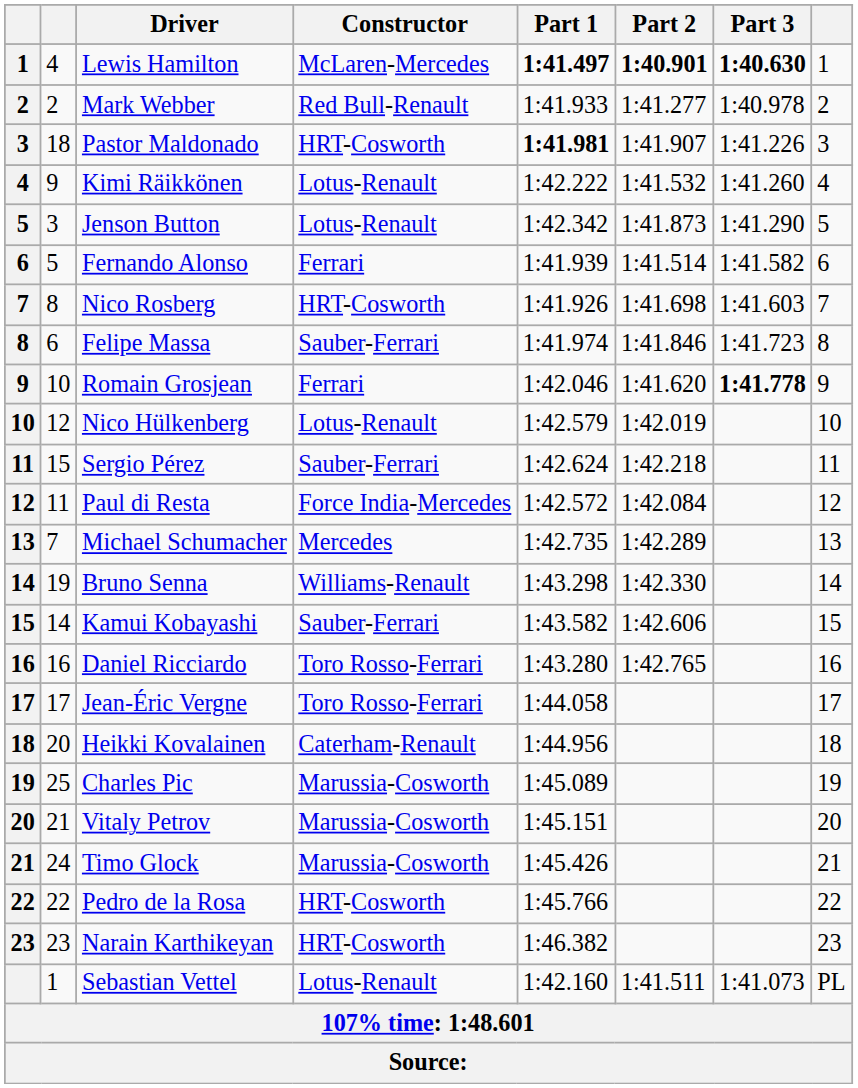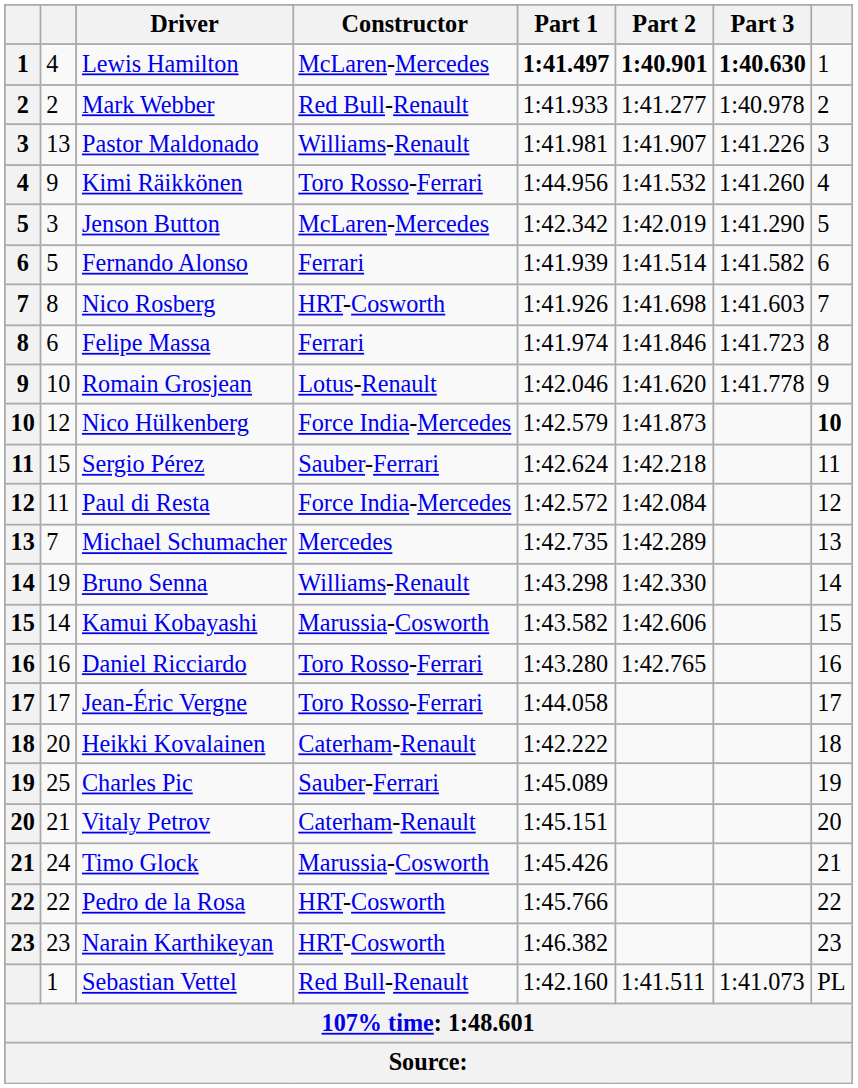(58, 143) 18 -> (58, 143) 13
(372, 143) HRT-Cosworth -> (384, 143) Williams-Renault
(566, 143) bold -> (565, 143) normal
(368, 183) Lotus-Renault -> (391, 183) Toro Rosso-Ferrari
(565, 183) 1:42.222 -> (565, 183) 1:44.956
(368, 223) Lotus-Renault -> (394, 223) McLaren-Mercedes
(664, 223) 1:41.873 -> (664, 223) 1:42.019
(369, 343) Sauber-Ferrari -> (331, 343) Ferrari
(331, 383) Ferrari -> (368, 383) Lotus-Renault
(762, 383) bold -> (762, 383) normal
(368, 423) Lotus-Renault -> (405, 423) Force India-Mercedes
(664, 423) 1:42.019 -> (664, 423) 1:41.873
(829, 423) normal -> (829, 423) bold
(369, 623) Sauber-Ferrari -> (394, 623) Marussia-Cosworth
(565, 742) 1:44.956 -> (565, 742) 1:42.222
(394, 782) Marussia-Cosworth -> (369, 782) Sauber-Ferrari
(394, 822) Marussia-Cosworth -> (387, 822) Caterham-Renault
(368, 982) Lotus-Renault -> (383, 982) Red Bull-Renault
